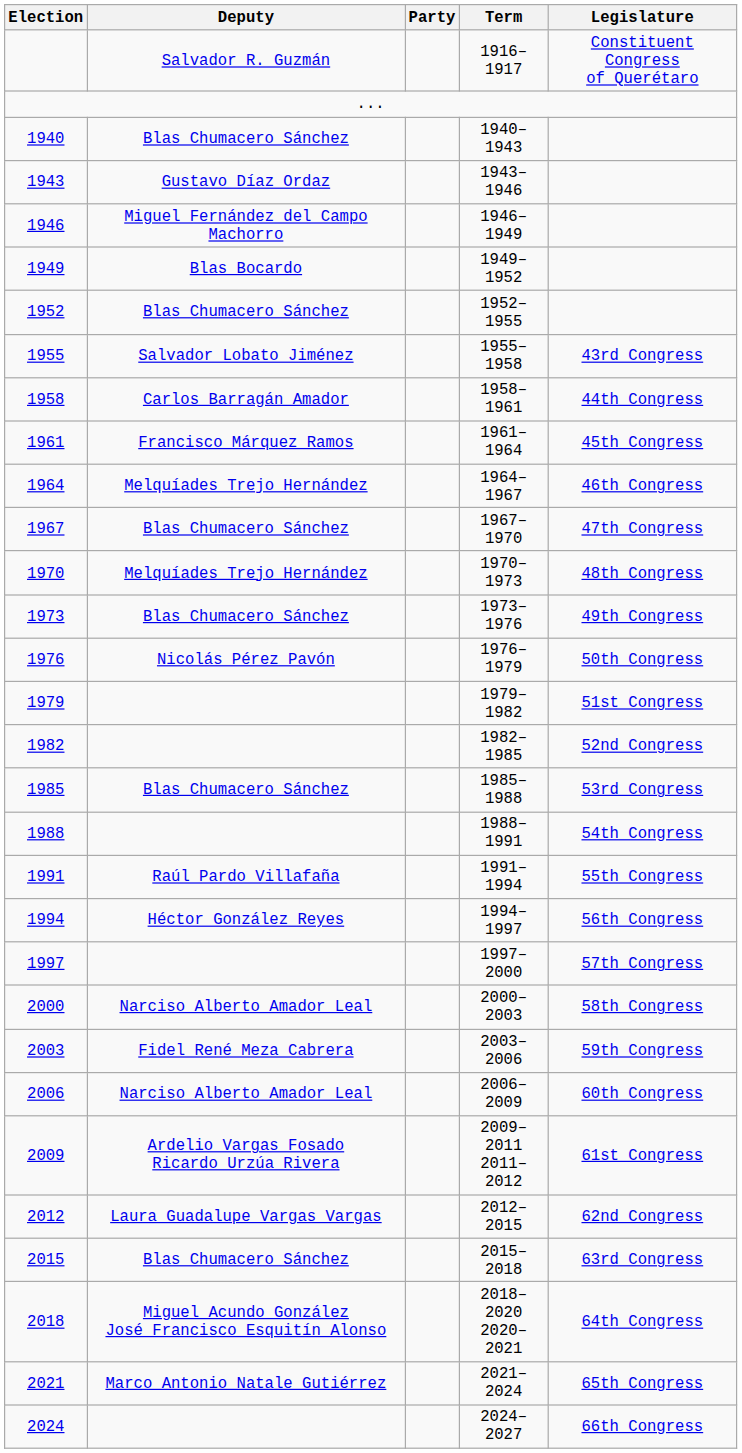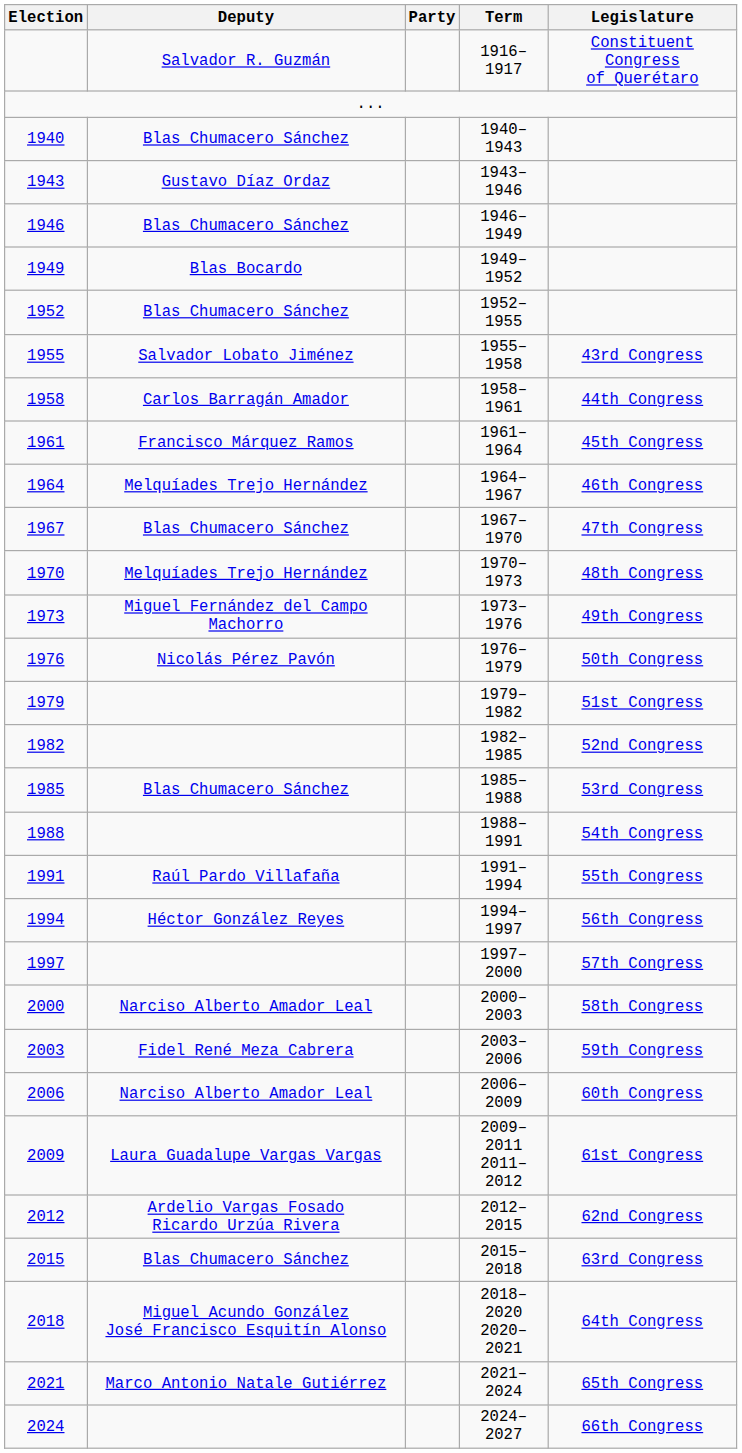(246, 225) Miguel Fernández del Campo Machorro -> (246, 225) Blas Chumacero Sánchez
(246, 616) Blas Chumacero Sánchez -> (246, 616) Miguel Fernández del Campo Machorro
(246, 1155) Ardelio Vargas Fosado Ricardo Urzúa Rivera -> (246, 1155) Laura Guadalupe Vargas Vargas
(246, 1217) Laura Guadalupe Vargas Vargas -> (246, 1217) Ardelio Vargas Fosado Ricardo Urzúa Rivera
